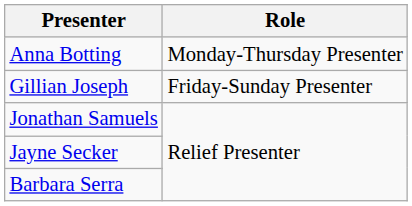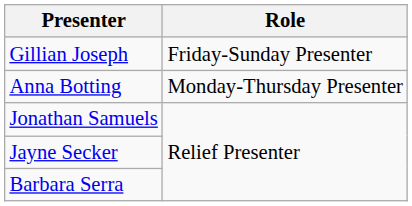rows swapped: (65, 53) <-> (69, 86)
